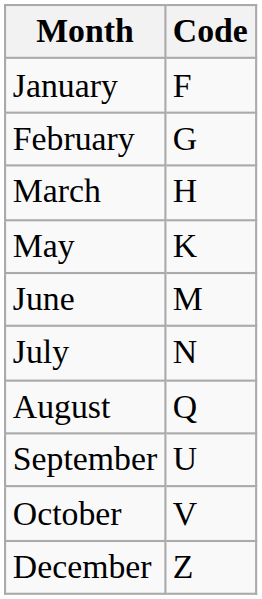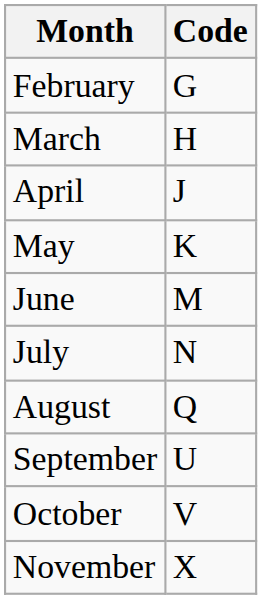- row: (65, 84)
+ row: (48, 191)
+ row: (84, 566)
- row: (82, 566)
